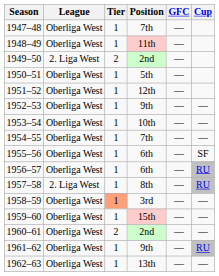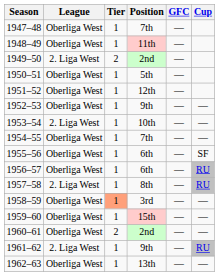(74, 122) Oberliga West -> (74, 122) 2. Liga West
(74, 248) Oberliga West -> (74, 248) 2. Liga West
